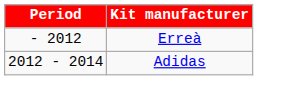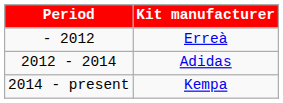+ row: (206, 87)
